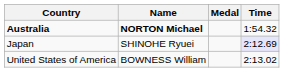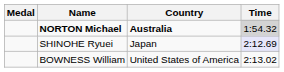columns swapped: (225, 13) <-> (61, 13)
(260, 28) no background -> (260, 28) lightgrey background
